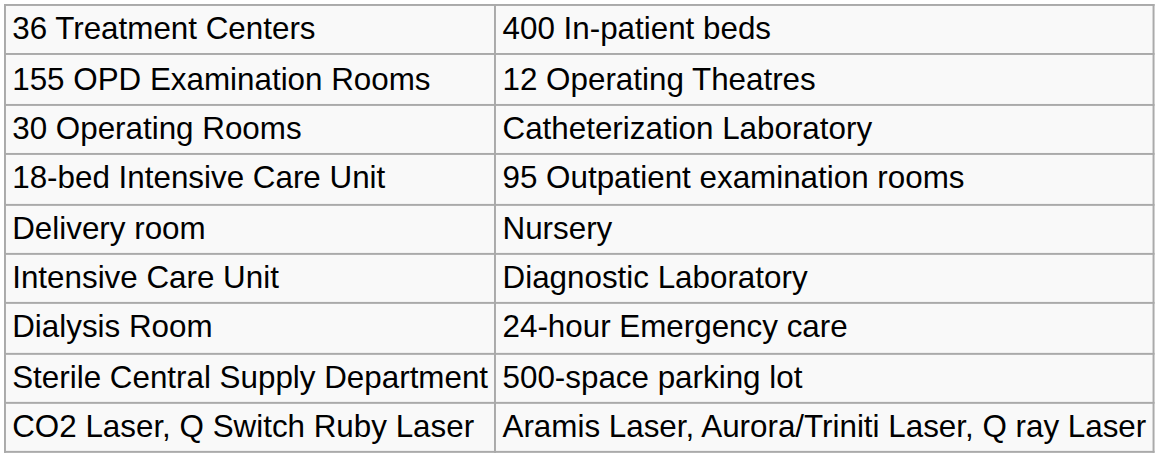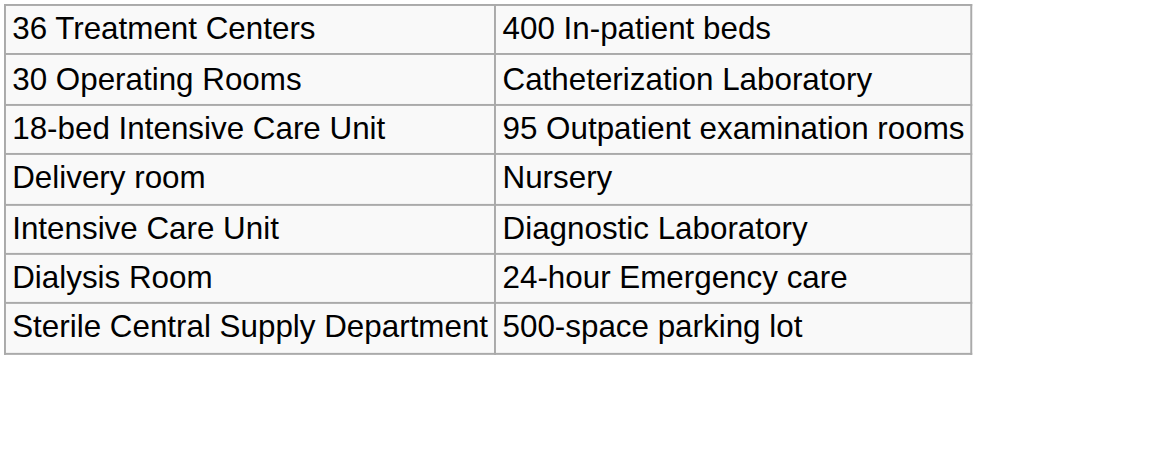- row: (221, 79)
- row: (243, 427)
